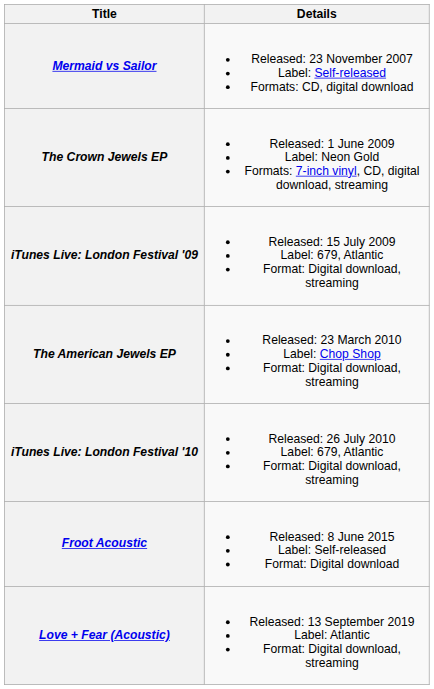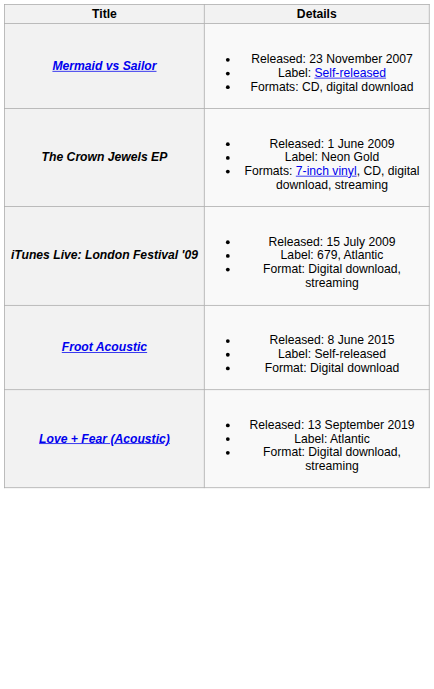- row: (104, 354)
- row: (104, 452)
